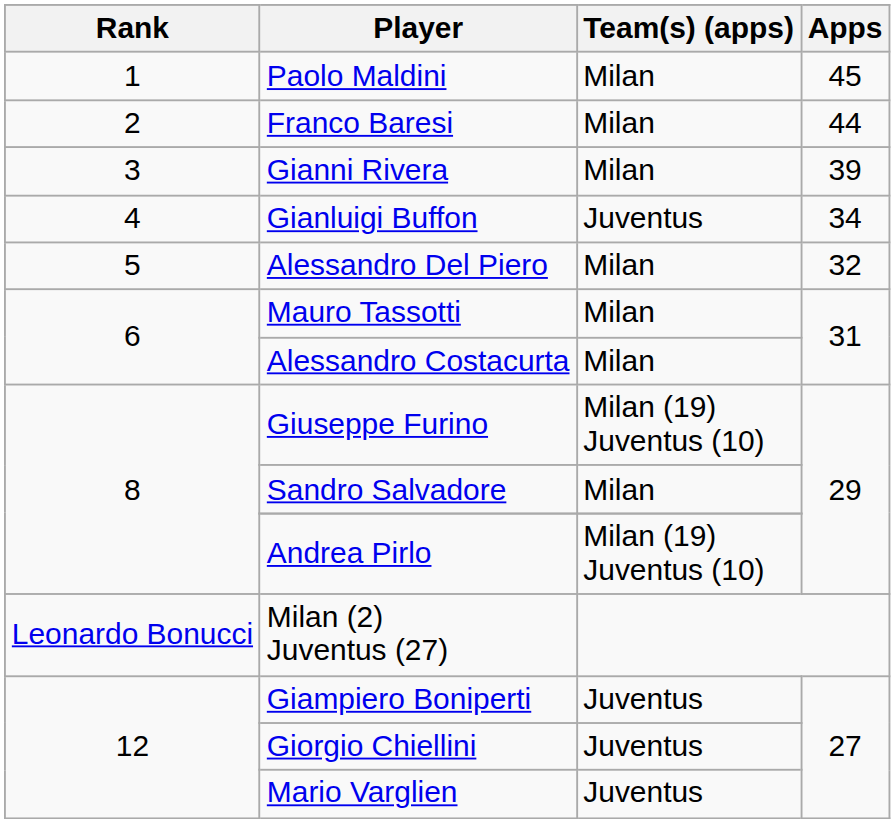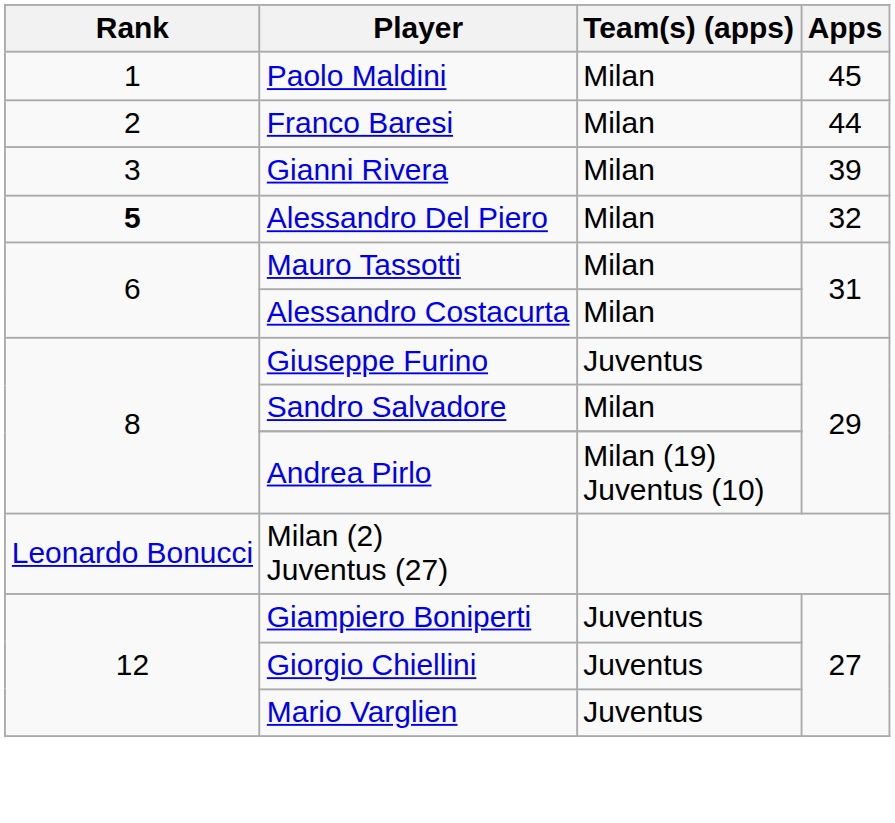- row: (372, 218)
(132, 265) normal -> (132, 218) bold
(674, 424) Milan (19) Juventus (10) -> (643, 360) Juventus
